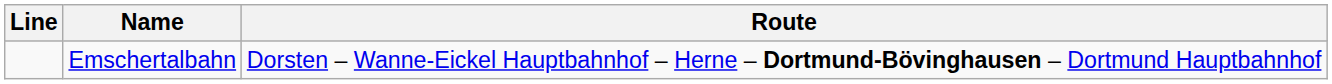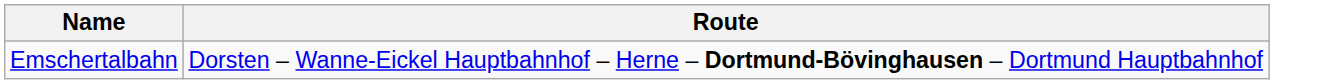- column: (34, 22)
